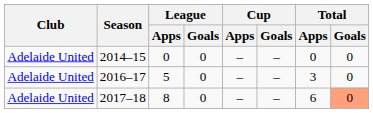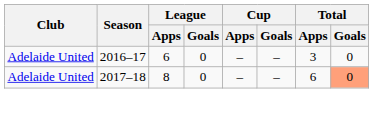- row: (123, 56)
(166, 77) 5 -> (166, 56) 6
